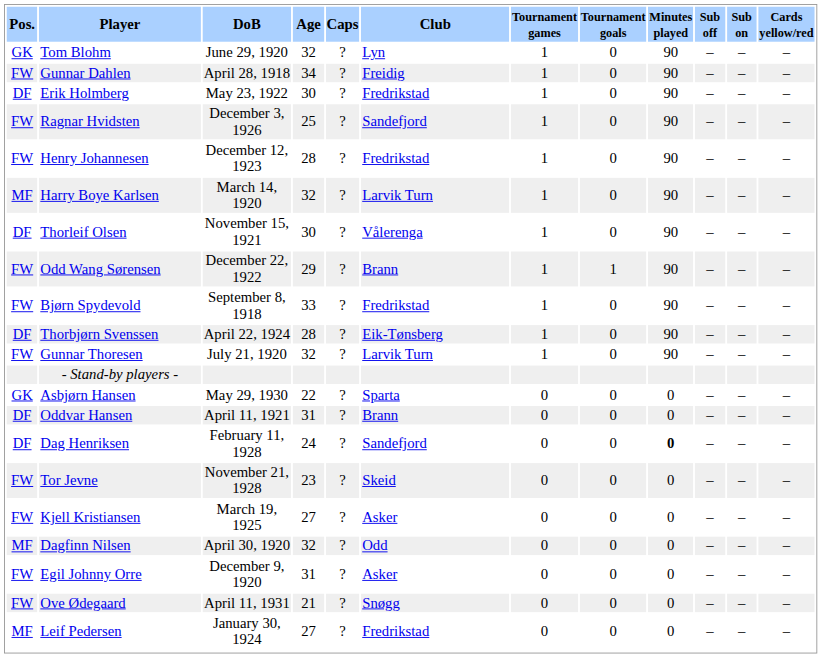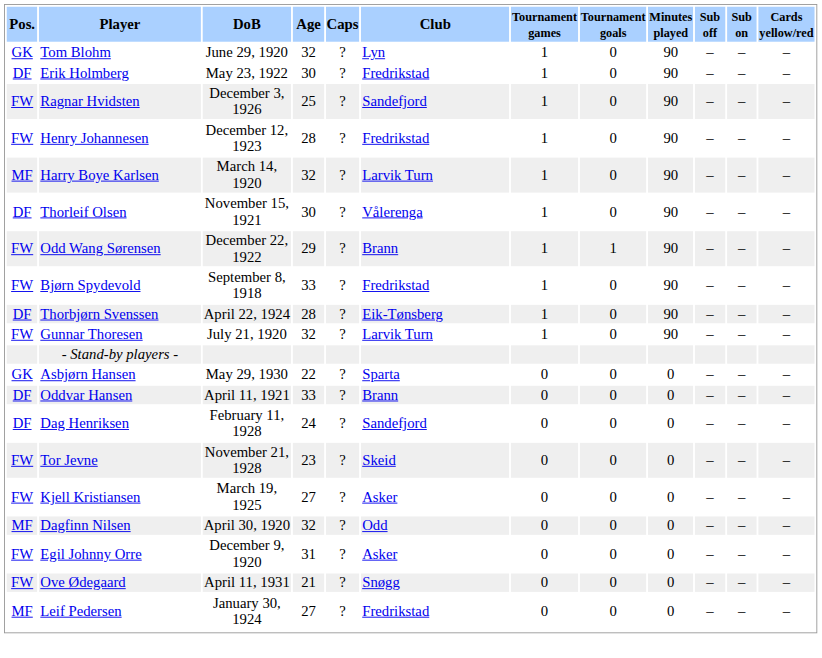- row: (85, 73)
(309, 415) 31 -> (309, 395) 33
(671, 443) bold -> (671, 423) normal
